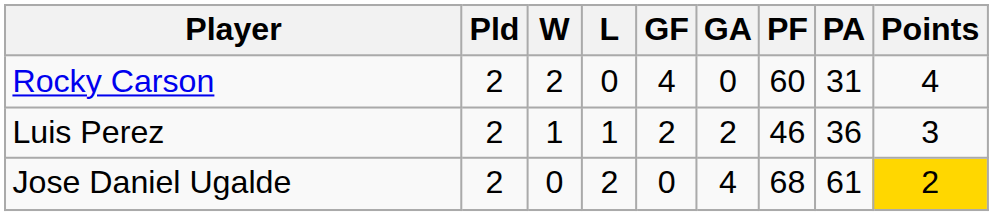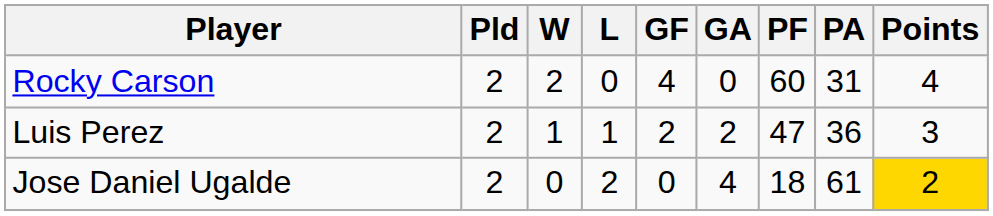(787, 132) 46 -> (787, 132) 47
(787, 183) 68 -> (787, 183) 18
